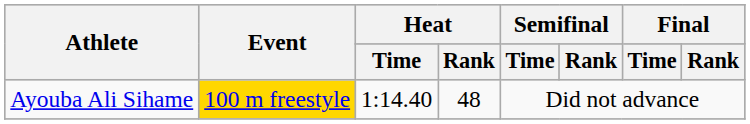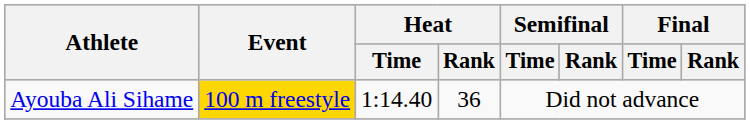(469, 99) 48 -> (469, 99) 36
